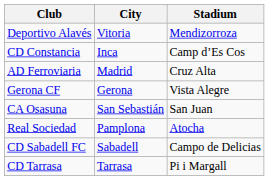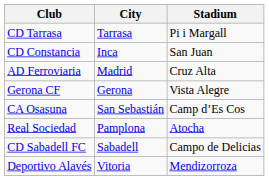rows swapped: (49, 33) <-> (34, 166)
(207, 52) Camp d’Es Cos -> (191, 52) San Juan
(191, 109) San Juan -> (207, 109) Camp d’Es Cos
